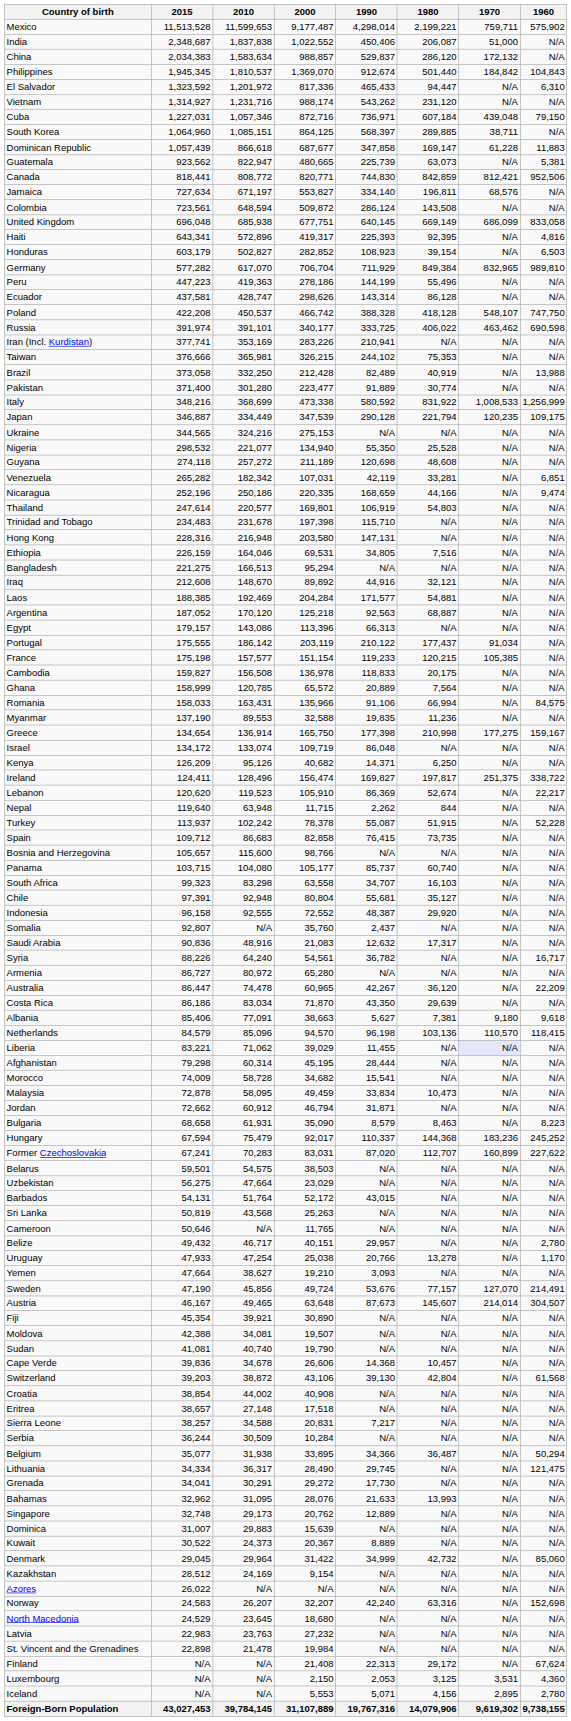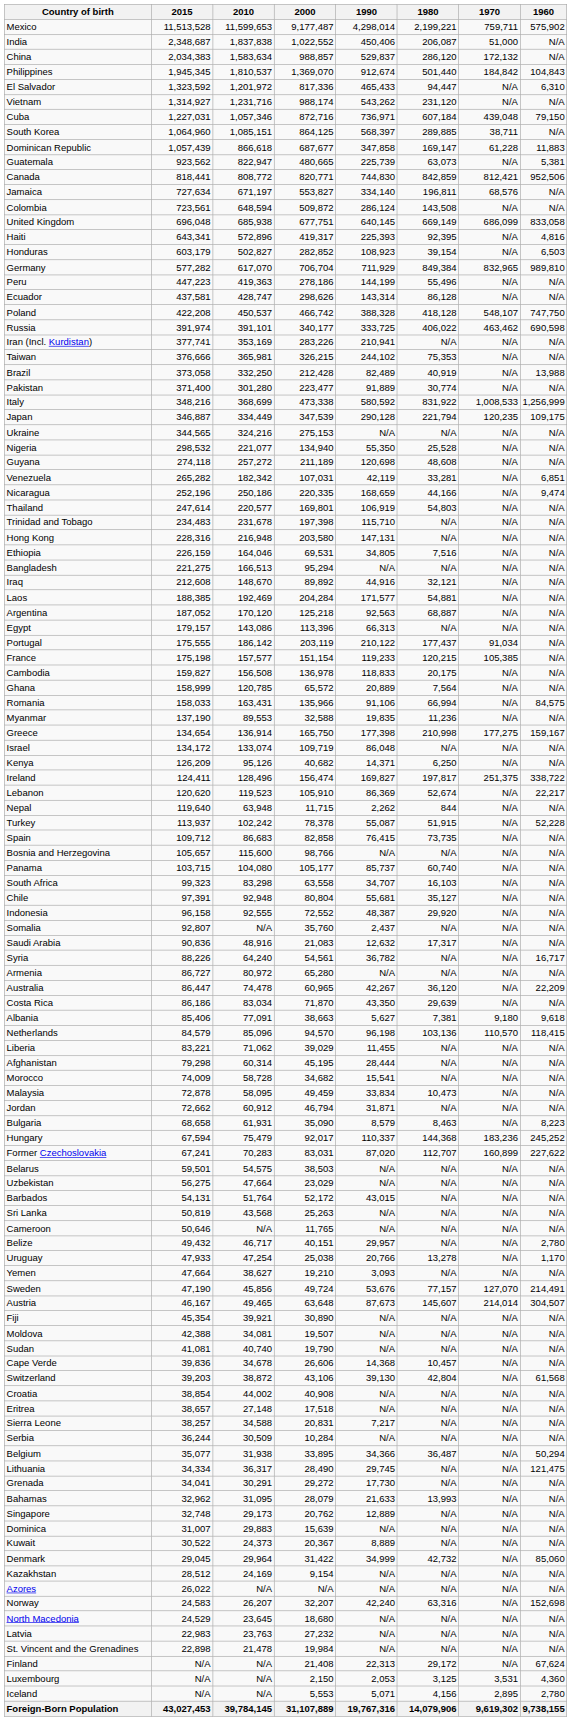(510, 1048) lavender background -> (510, 1048) no background
(319, 1499) 28,076 -> (319, 1499) 28,079
